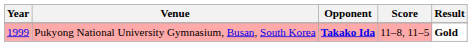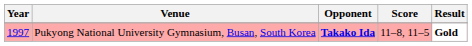(18, 32) 1999 -> (18, 32) 1997
